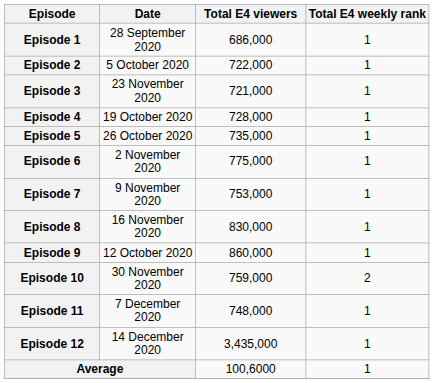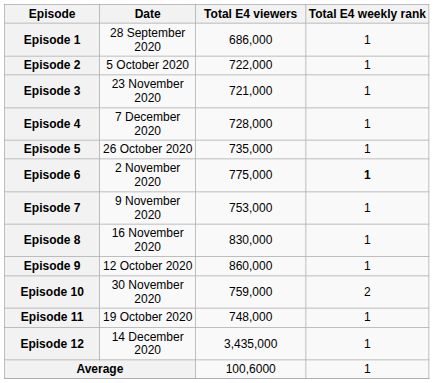(148, 117) 19 October 2020 -> (148, 123) 7 December 2020
(367, 161) normal -> (367, 175) bold
(148, 311) 7 December 2020 -> (148, 317) 19 October 2020
